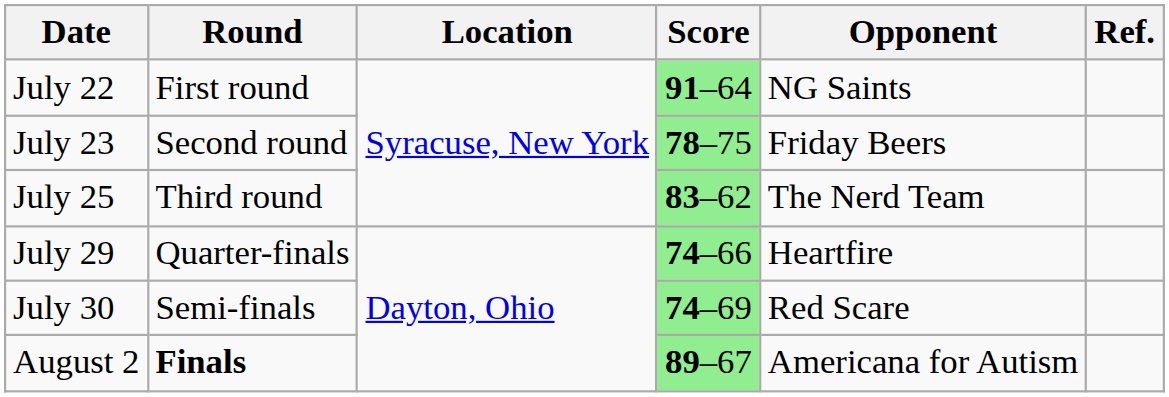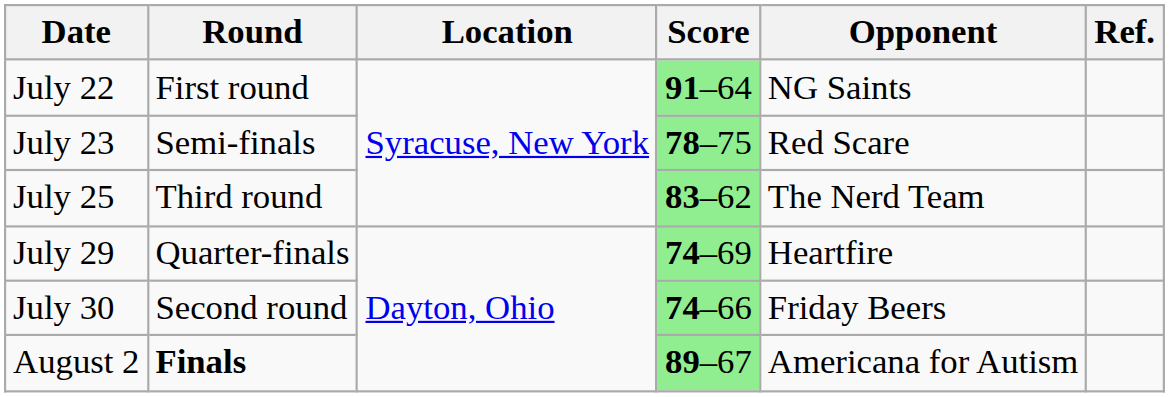(251, 142) Second round -> (235, 142) Semi-finals
(857, 142) Friday Beers -> (839, 142) Red Scare
(708, 252) 74–66 -> (708, 252) 74–69
(235, 307) Semi-finals -> (251, 307) Second round
(708, 307) 74–69 -> (708, 307) 74–66
(839, 307) Red Scare -> (857, 307) Friday Beers
